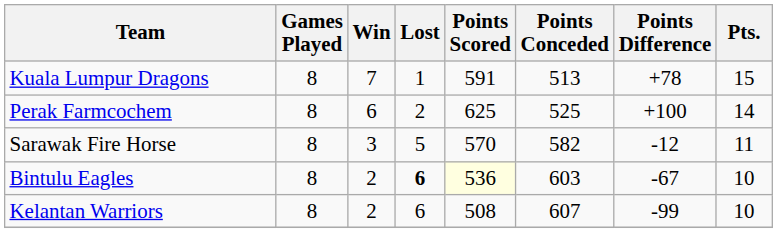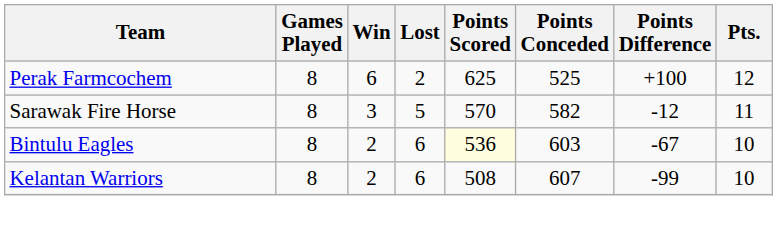- row: (109, 77)
(744, 111) 14 -> (744, 77) 12
(420, 177) bold -> (420, 144) normal
